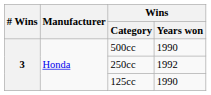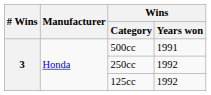(167, 47) 1990 -> (167, 47) 1991
(167, 82) 1990 -> (167, 82) 1992
